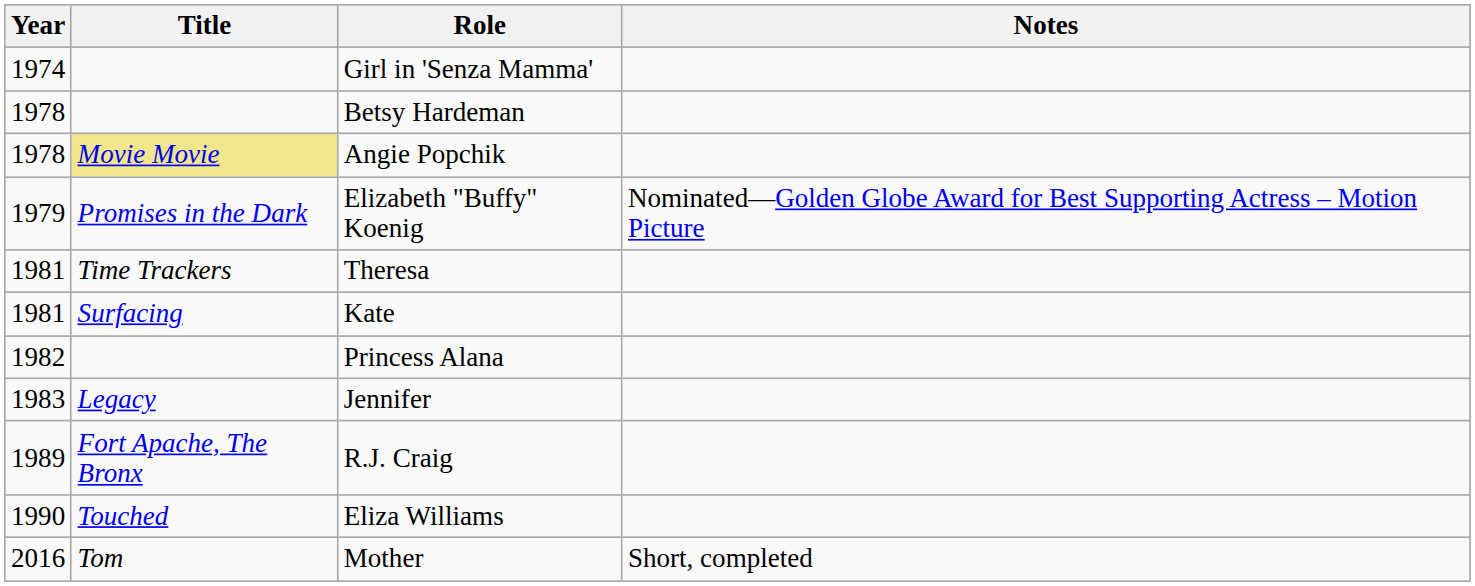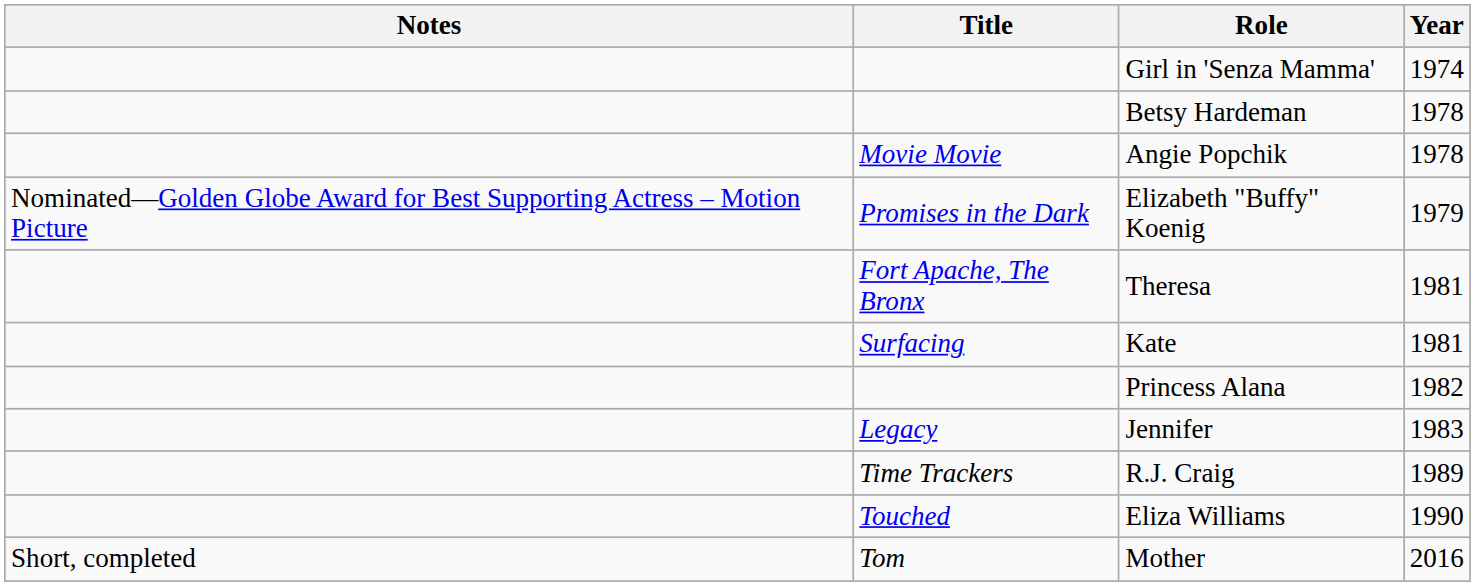columns swapped: (38, 25) <-> (1046, 25)
(149, 154) khaki background -> (930, 154) no background
(155, 270) Time Trackers -> (954, 285) Fort Apache, The Bronx
(172, 457) Fort Apache, The Bronx -> (936, 472) Time Trackers
